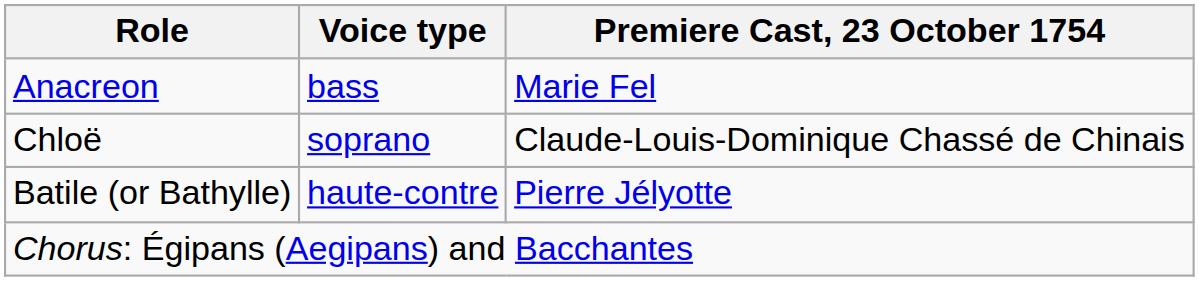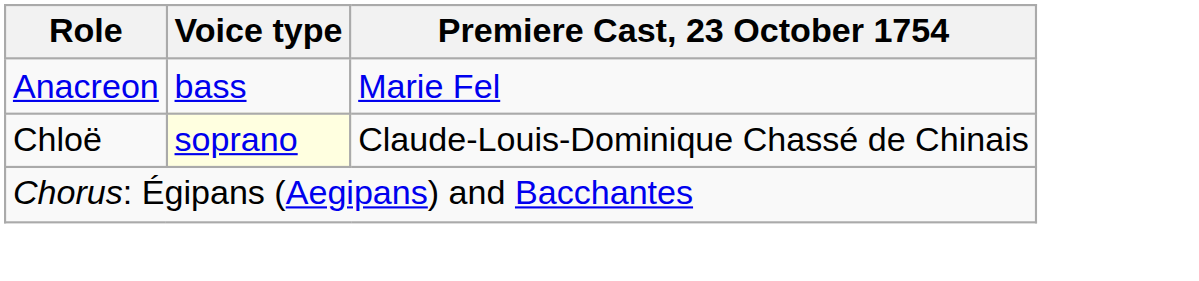(369, 139) no background -> (236, 139) lightyellow background
- row: (152, 193)
